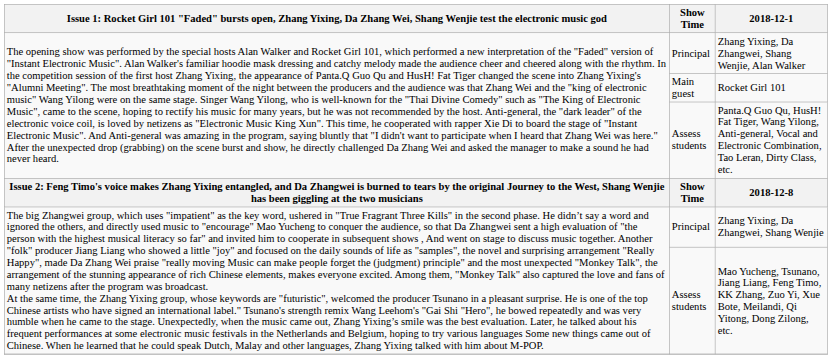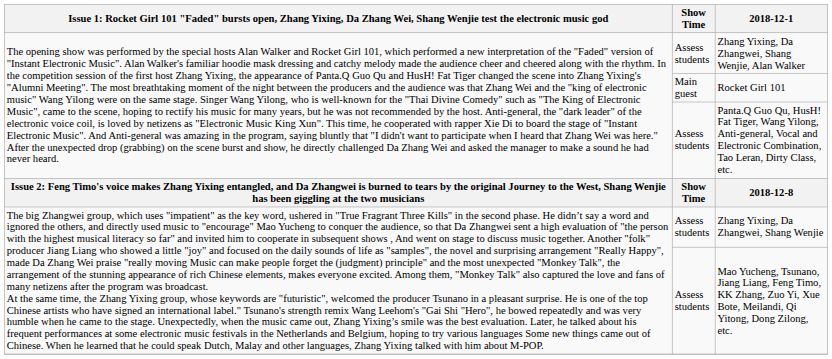(691, 53) Principal -> (692, 53) Assess students
(691, 227) Principal -> (692, 227) Assess students
